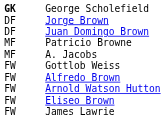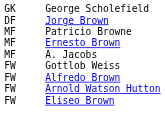(10, 9) bold -> (10, 9) normal
- row: (97, 32)
+ row: (83, 43)
- row: (80, 112)
